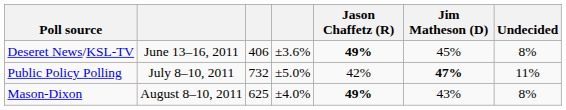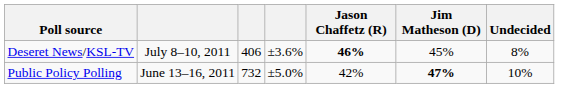(191, 51) June 13–16, 2011 -> (188, 51) July 8–10, 2011
(359, 51) 49% -> (351, 51) 46%
(191, 72) July 8–10, 2011 -> (188, 72) June 13–16, 2011
(528, 72) 11% -> (520, 72) 10%
- row: (45, 94)
